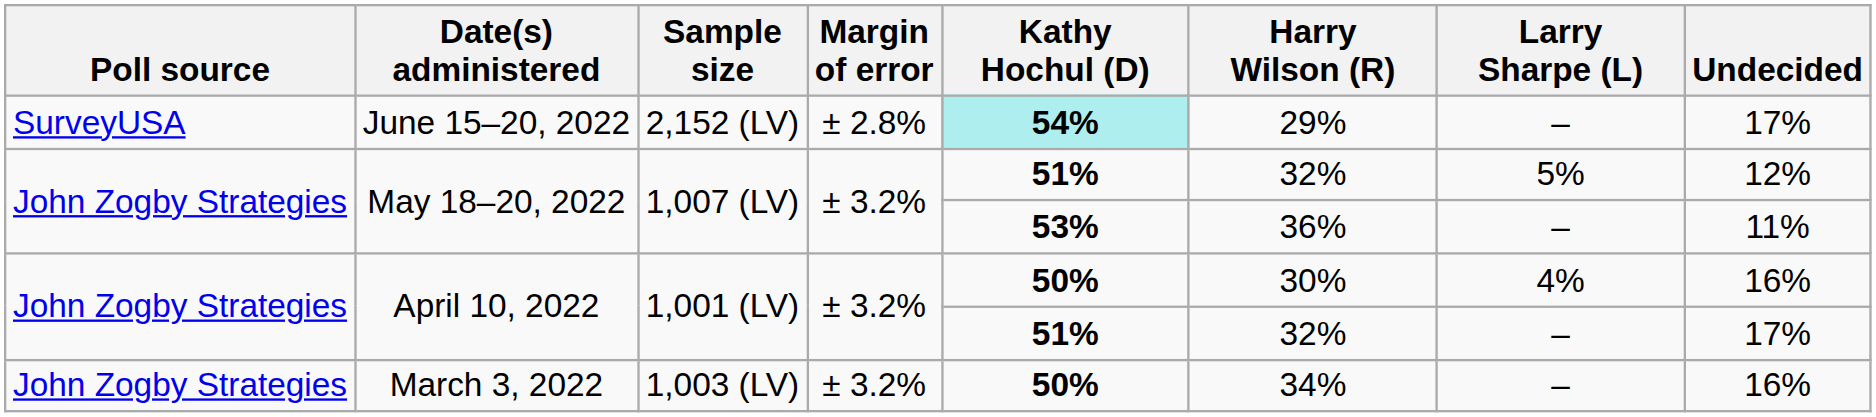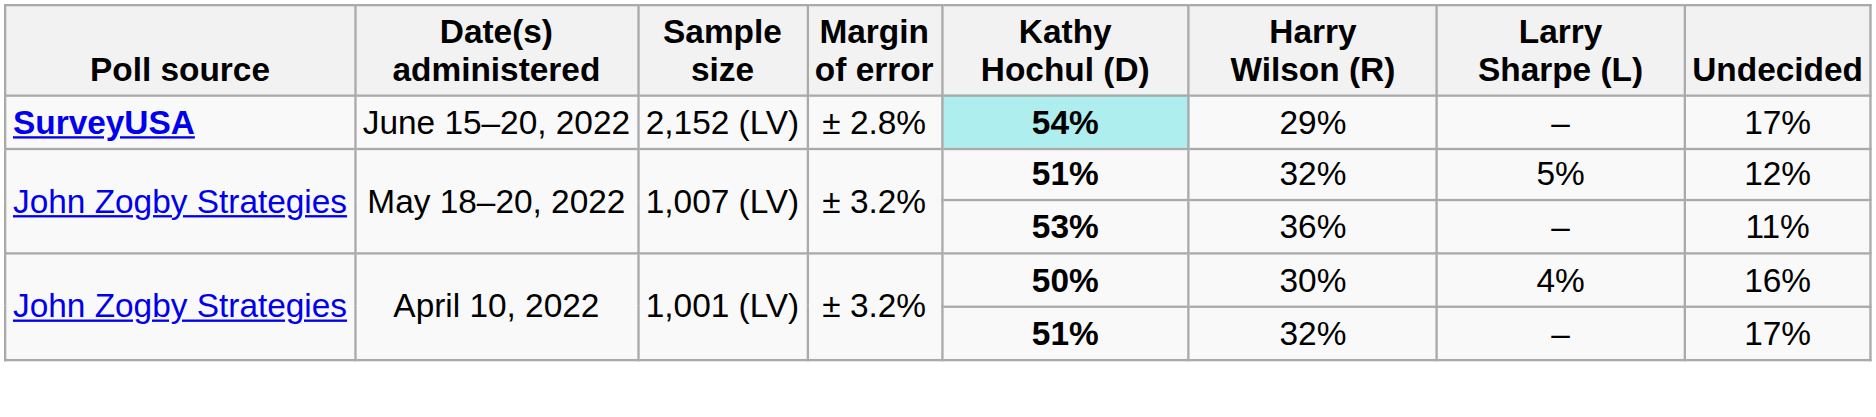(99, 122) normal -> (104, 122) bold
- row: (496, 386)
